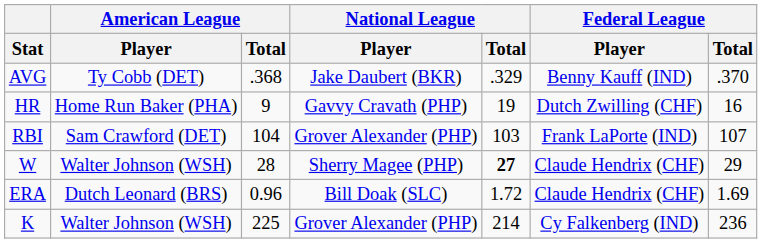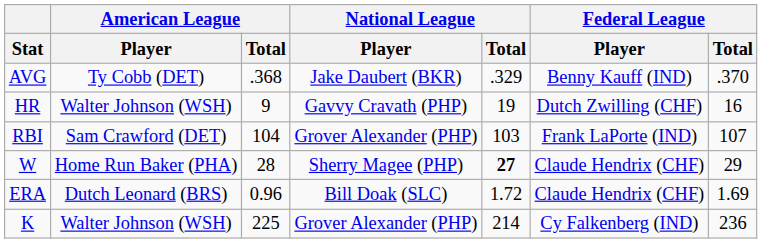(146, 106) Home Run Baker (PHA) -> (146, 106) Walter Johnson (WSH)
(146, 164) Walter Johnson (WSH) -> (146, 164) Home Run Baker (PHA)
